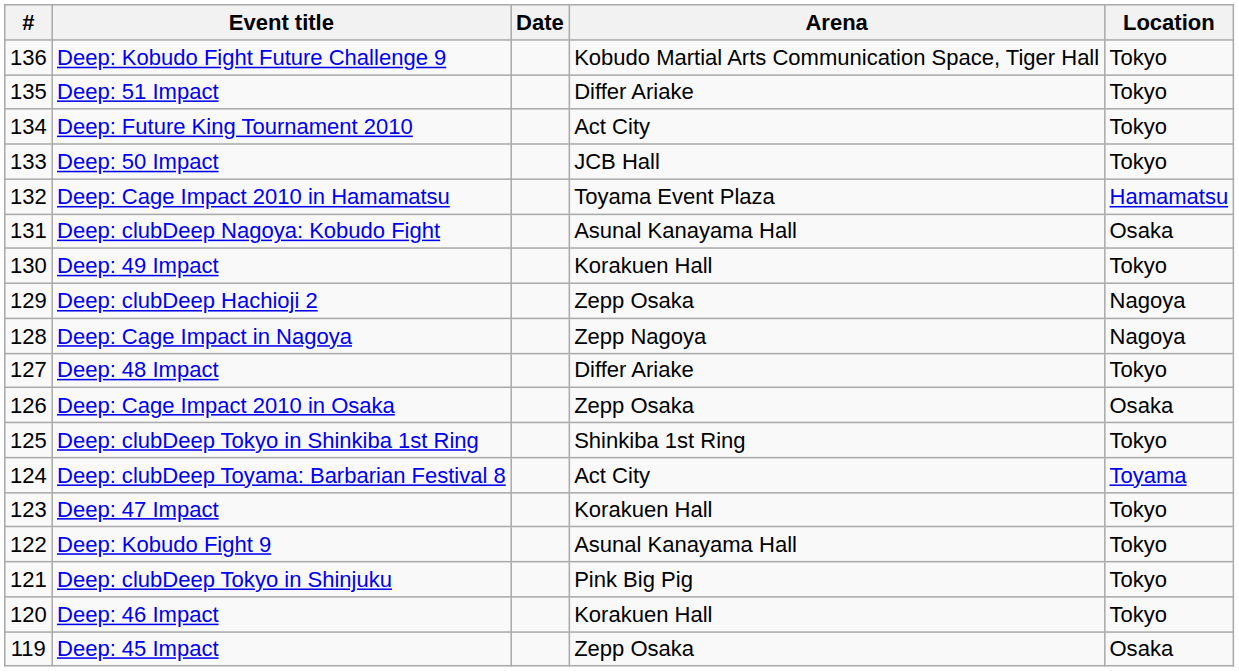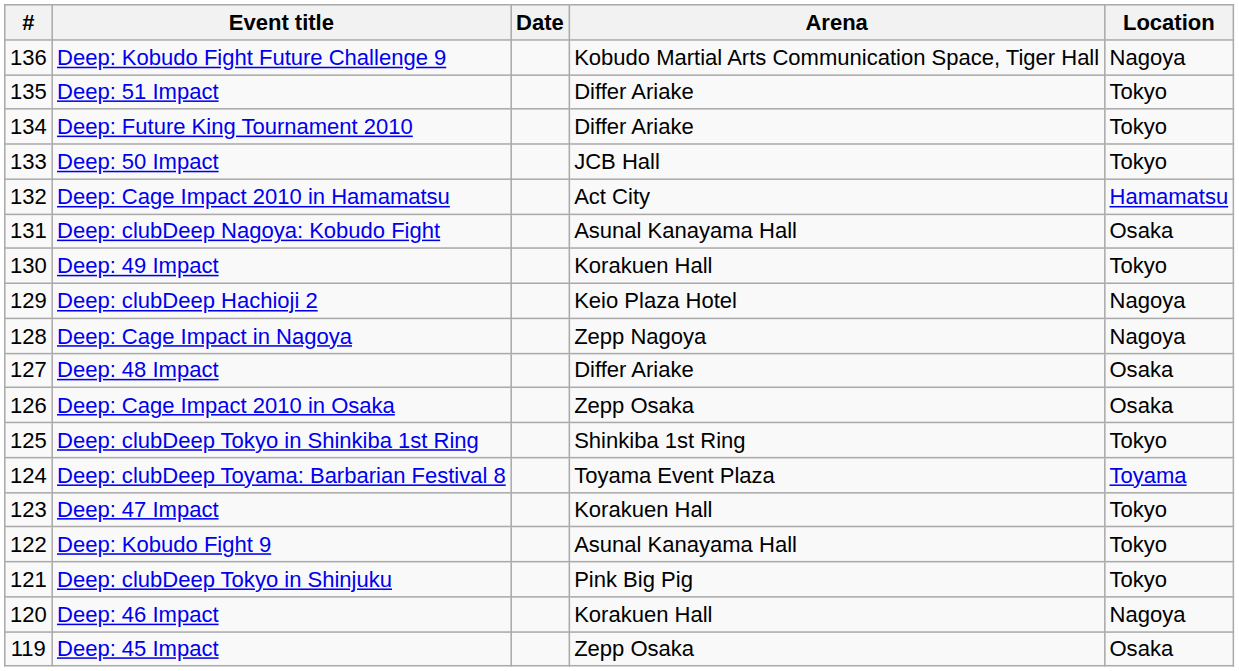(1138, 57) Tokyo -> (1147, 57) Nagoya
(612, 127) Act City -> (634, 127) Differ Ariake
(675, 197) Toyama Event Plaza -> (612, 197) Act City
(634, 301) Zepp Osaka -> (656, 301) Keio Plaza Hotel
(1138, 371) Tokyo -> (1141, 371) Osaka
(612, 475) Act City -> (675, 475) Toyama Event Plaza
(1138, 614) Tokyo -> (1147, 614) Nagoya
